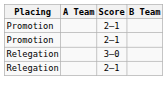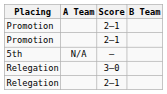+ row: (14, 54)
